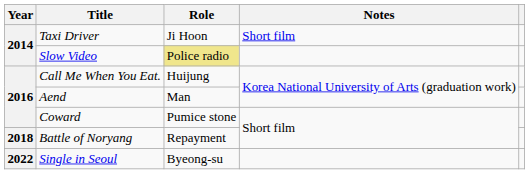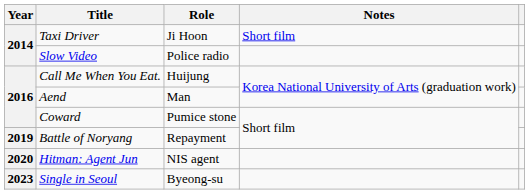(198, 55) khaki background -> (198, 55) no background
(20, 138) 2018 -> (20, 138) 2019
+ row: (88, 158)
(20, 158) 2022 -> (20, 179) 2023
